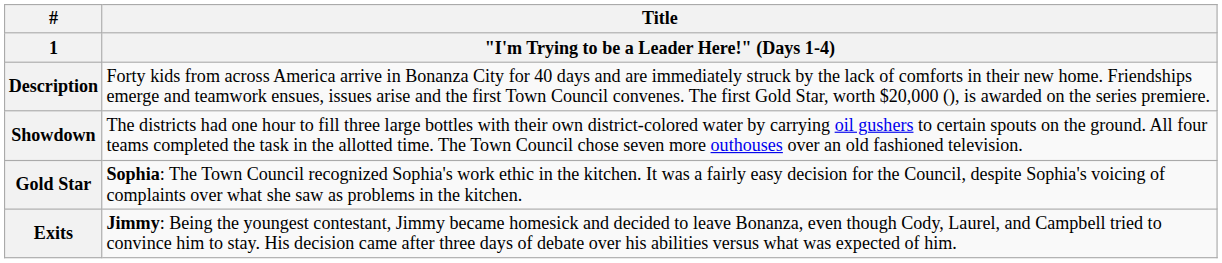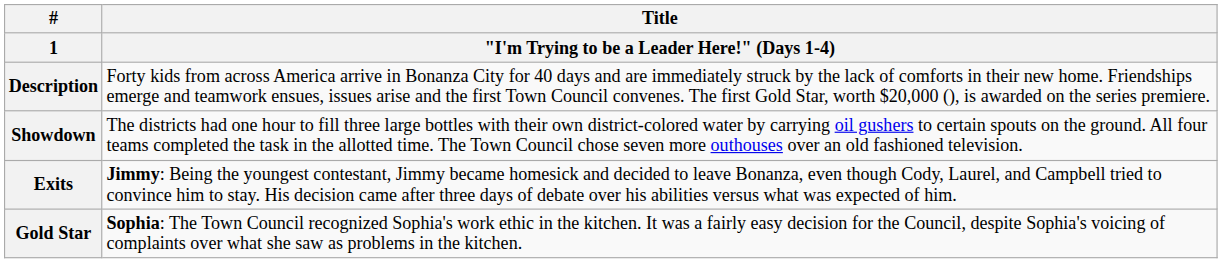rows swapped: (53, 184) <-> (53, 233)
